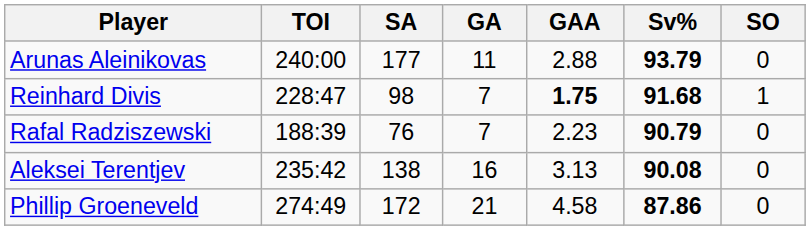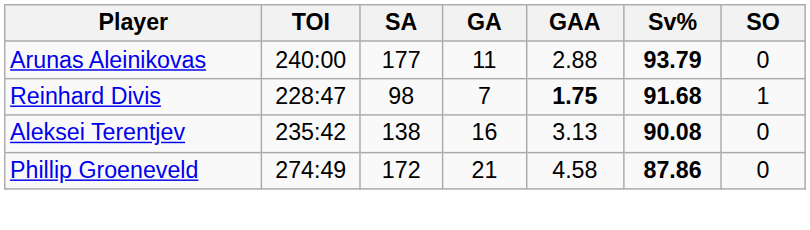- row: (111, 133)
